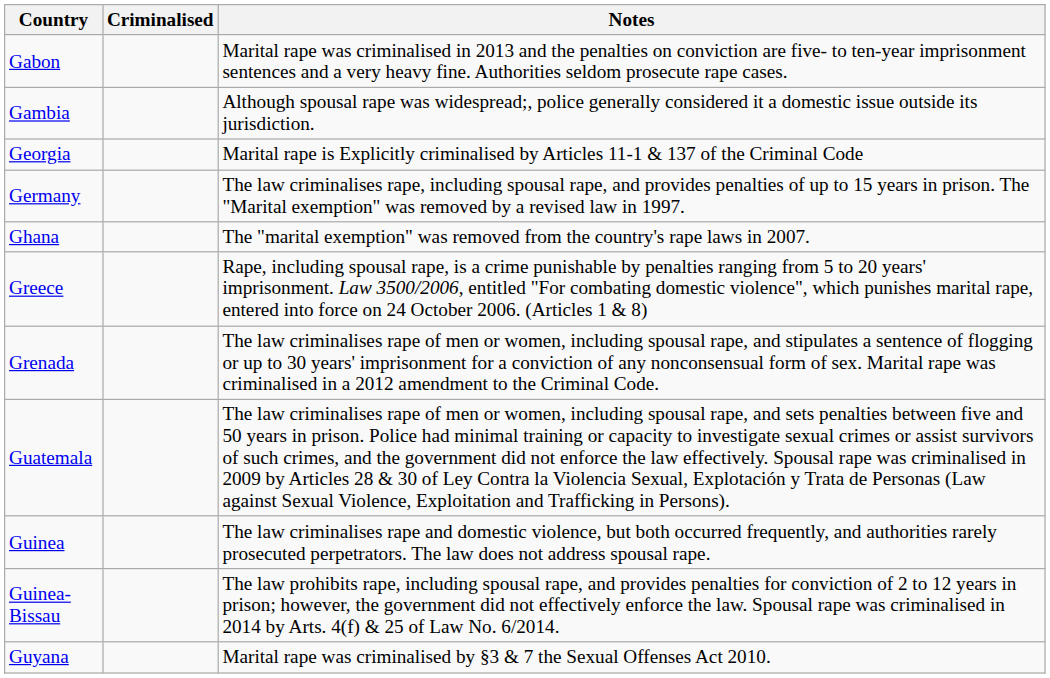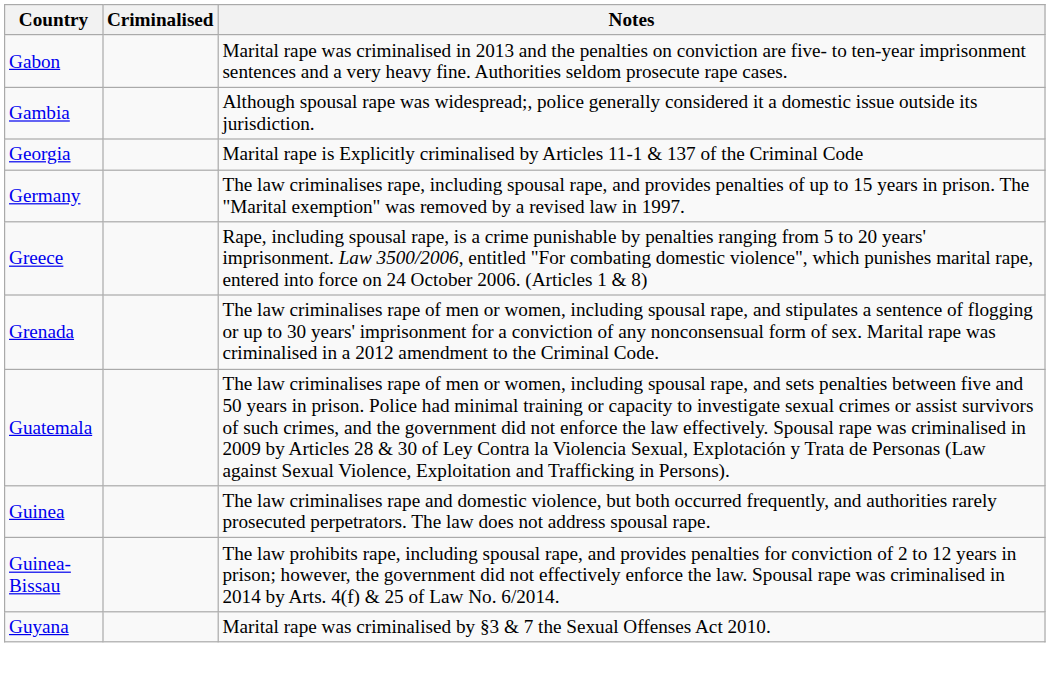- row: (34, 236)
